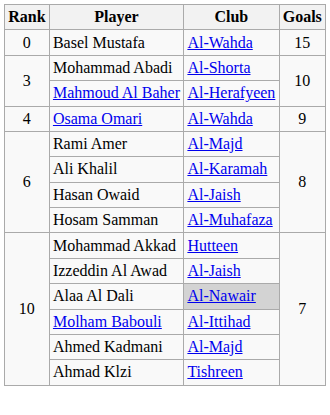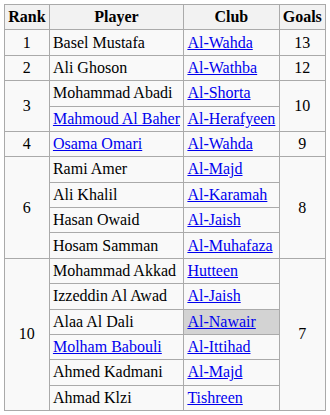(27, 42) 0 -> (27, 42) 1
(302, 42) 15 -> (302, 42) 13
+ row: (90, 67)
